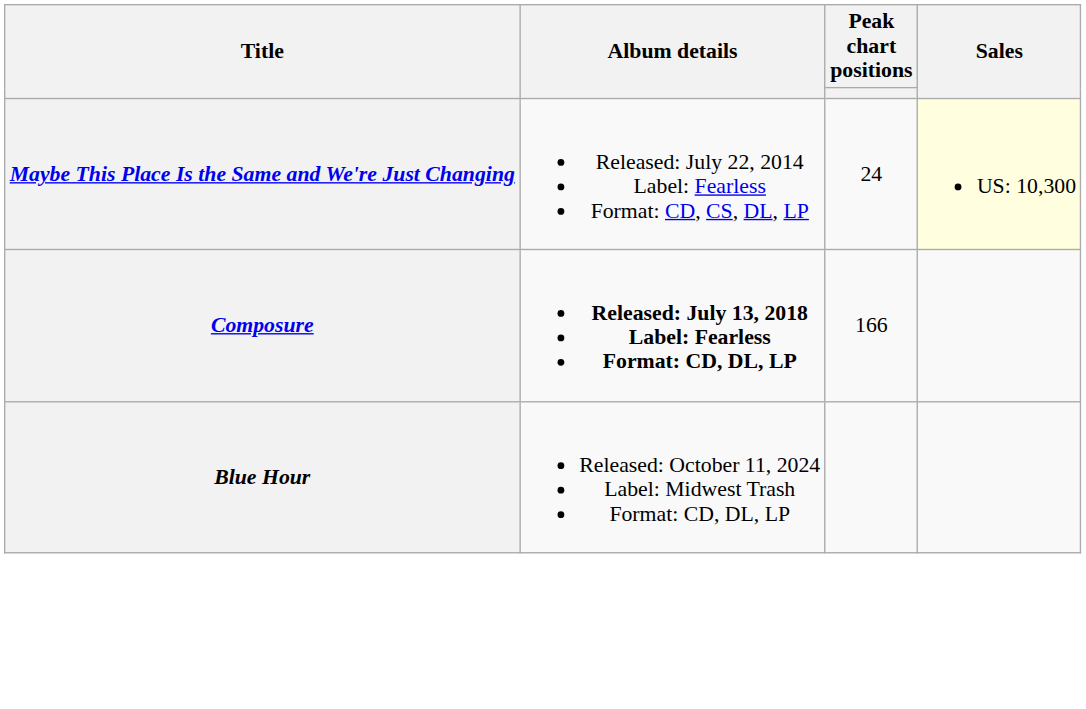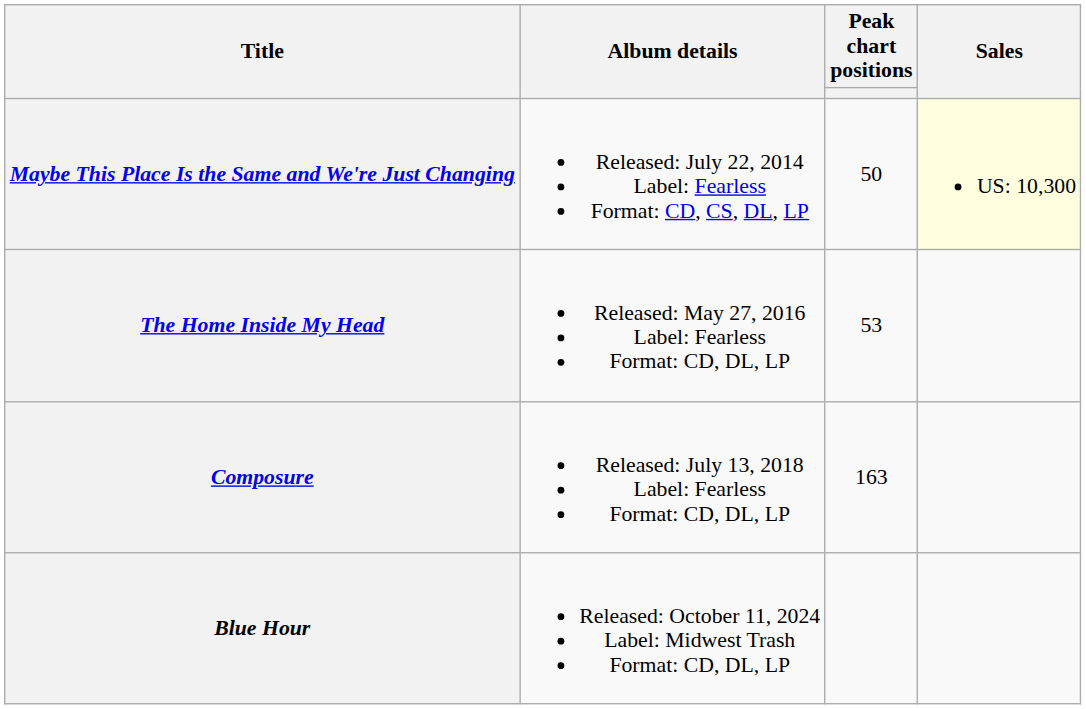(871, 173) 24 -> (871, 173) 50
+ row: (262, 325)
(673, 338) bold -> (673, 489) normal
(871, 325) 166 -> (871, 476) 163
